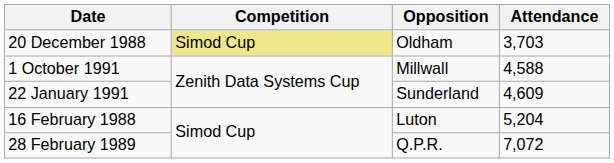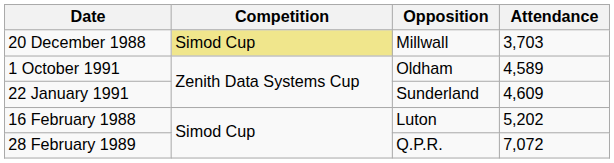(425, 42) Oldham -> (422, 42) Millwall
(422, 68) Millwall -> (425, 68) Oldham
(523, 68) 4,588 -> (523, 68) 4,589
(523, 119) 5,204 -> (523, 119) 5,202
